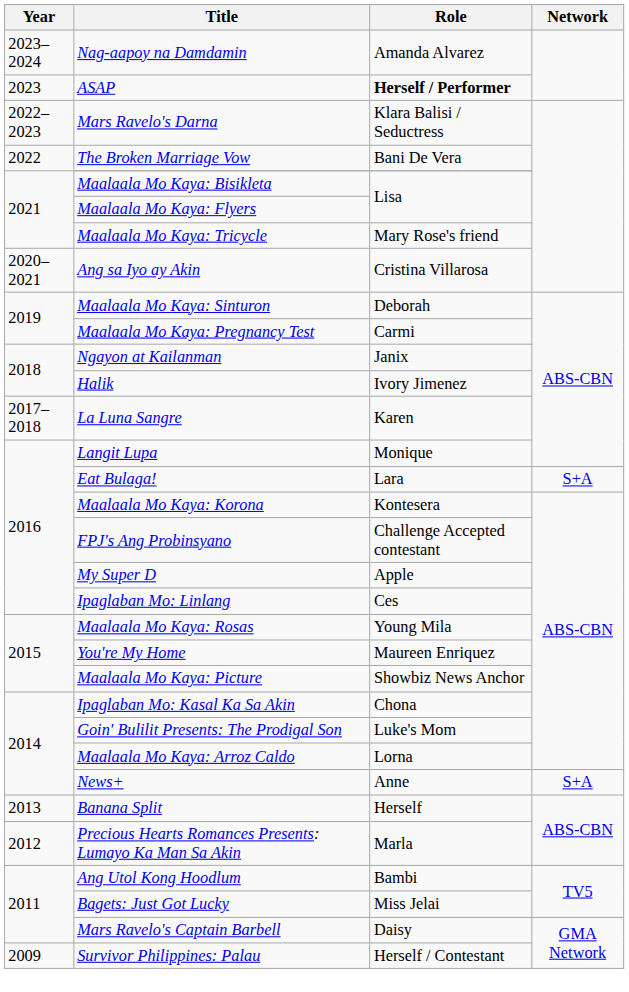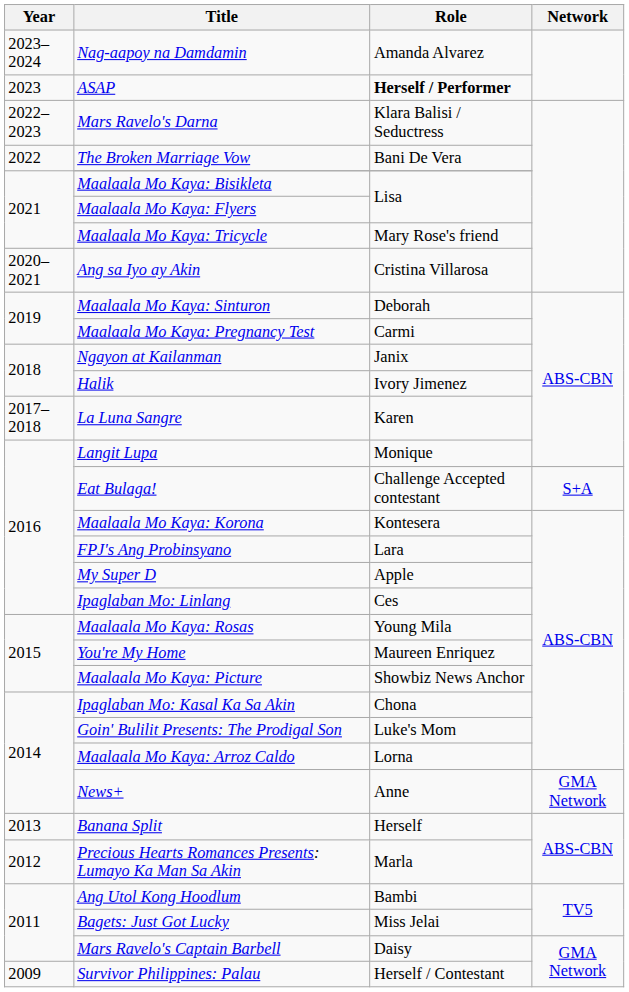(389, 479) Lara -> (439, 488) Challenge Accepted contestant
(439, 540) Challenge Accepted contestant -> (389, 549) Lara
(578, 782) S+A -> (578, 791) GMA Network
